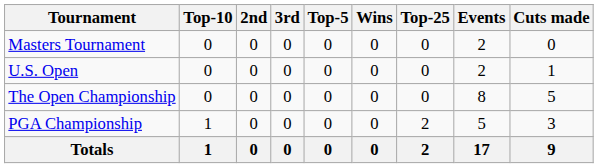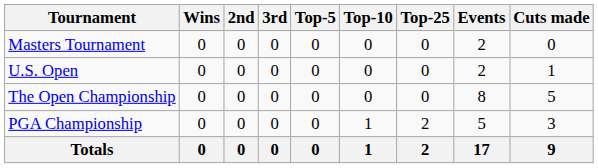columns swapped: (374, 17) <-> (208, 17)
